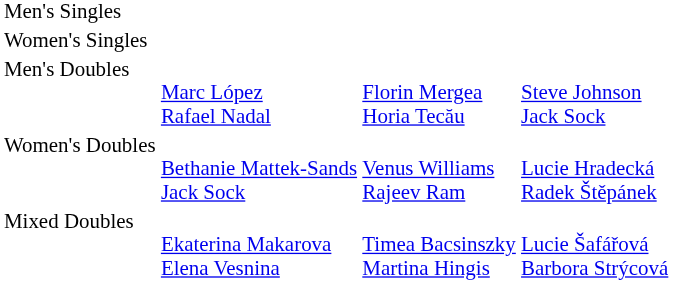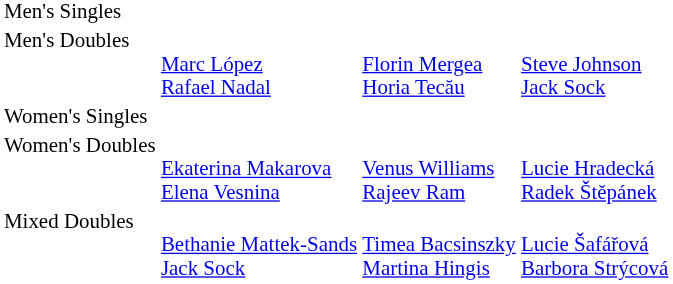rows swapped: (67, 69) <-> (76, 40)
(259, 180) Bethanie Mattek-Sands Jack Sock -> (246, 180) Ekaterina Makarova Elena Vesnina
(246, 256) Ekaterina Makarova Elena Vesnina -> (259, 256) Bethanie Mattek-Sands Jack Sock
